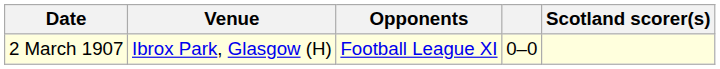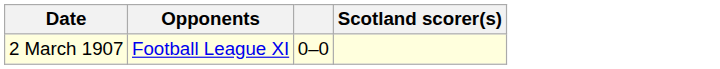- column: (232, 19)
